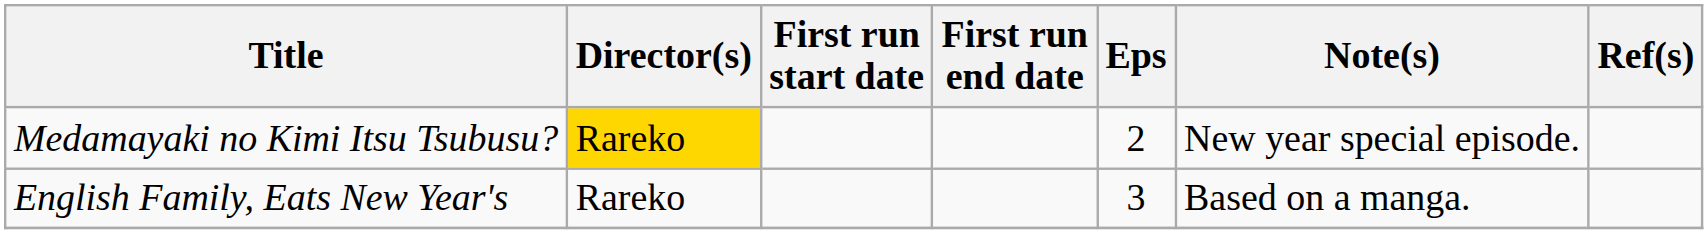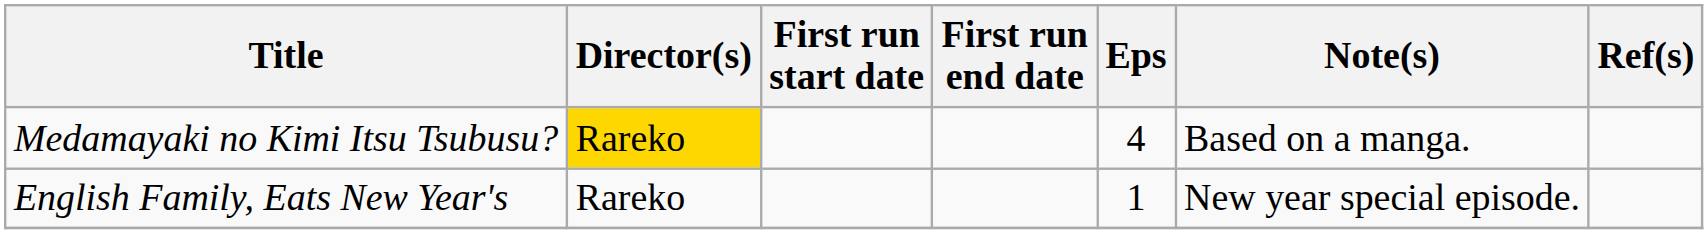(1136, 137) 2 -> (1136, 137) 4
(1382, 137) New year special episode. -> (1327, 137) Based on a manga.
(1136, 197) 3 -> (1136, 197) 1
(1327, 197) Based on a manga. -> (1382, 197) New year special episode.
